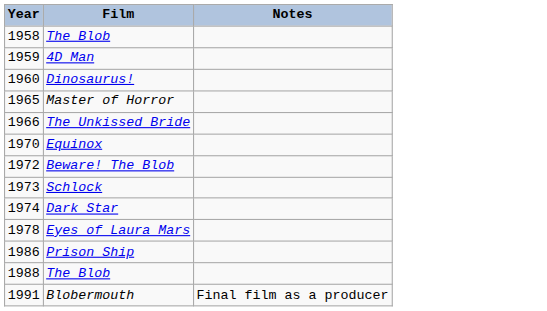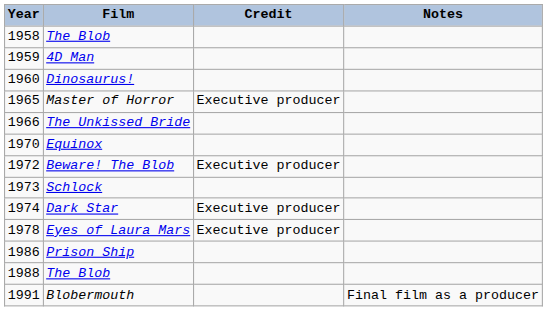+ column: (269, 16)
